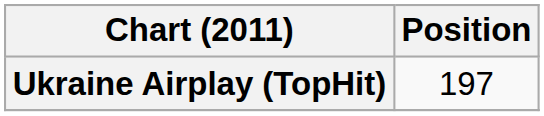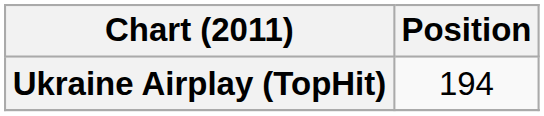(466, 82) 197 -> (466, 82) 194
